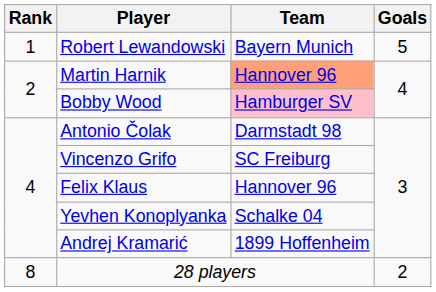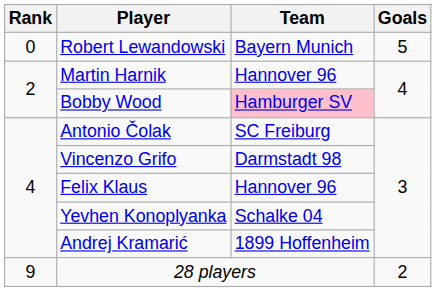(30, 46) 1 -> (30, 46) 0
(286, 74) lightsalmon background -> (286, 74) no background
(288, 131) Darmstadt 98 -> (283, 131) SC Freiburg
(283, 159) SC Freiburg -> (288, 159) Darmstadt 98
(30, 272) 8 -> (30, 272) 9
